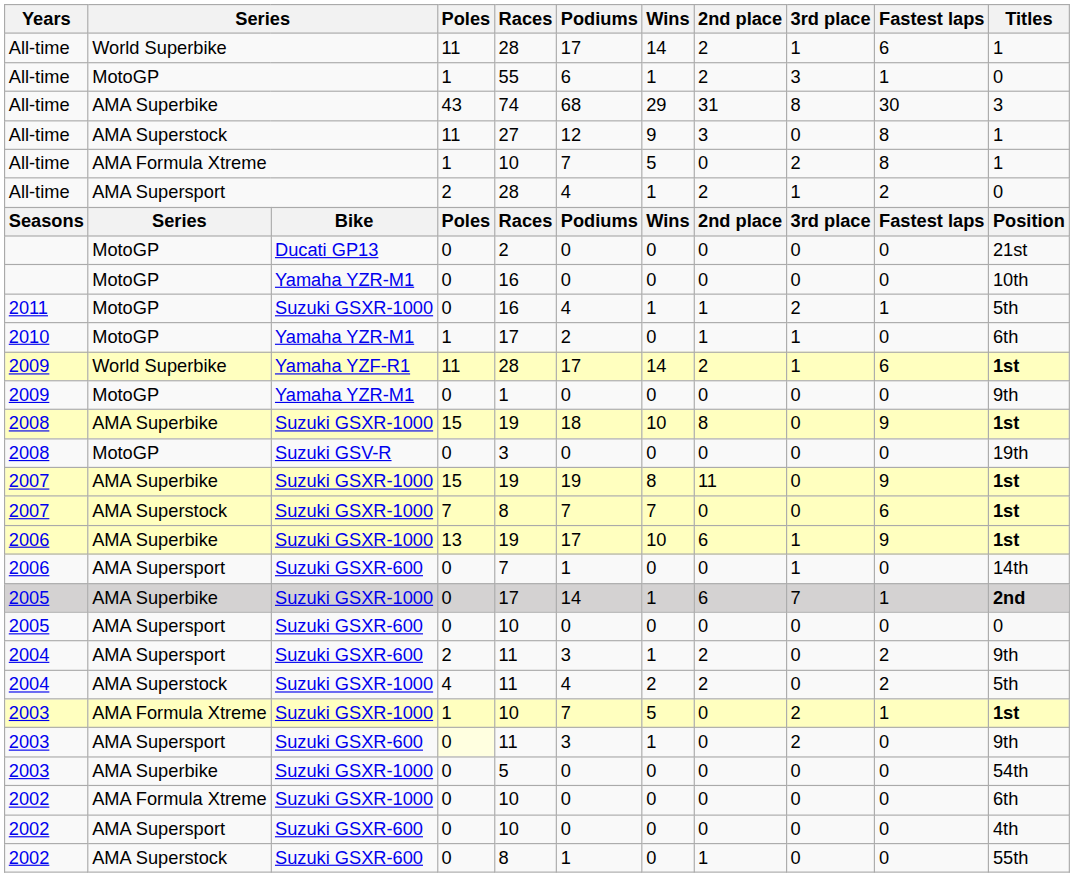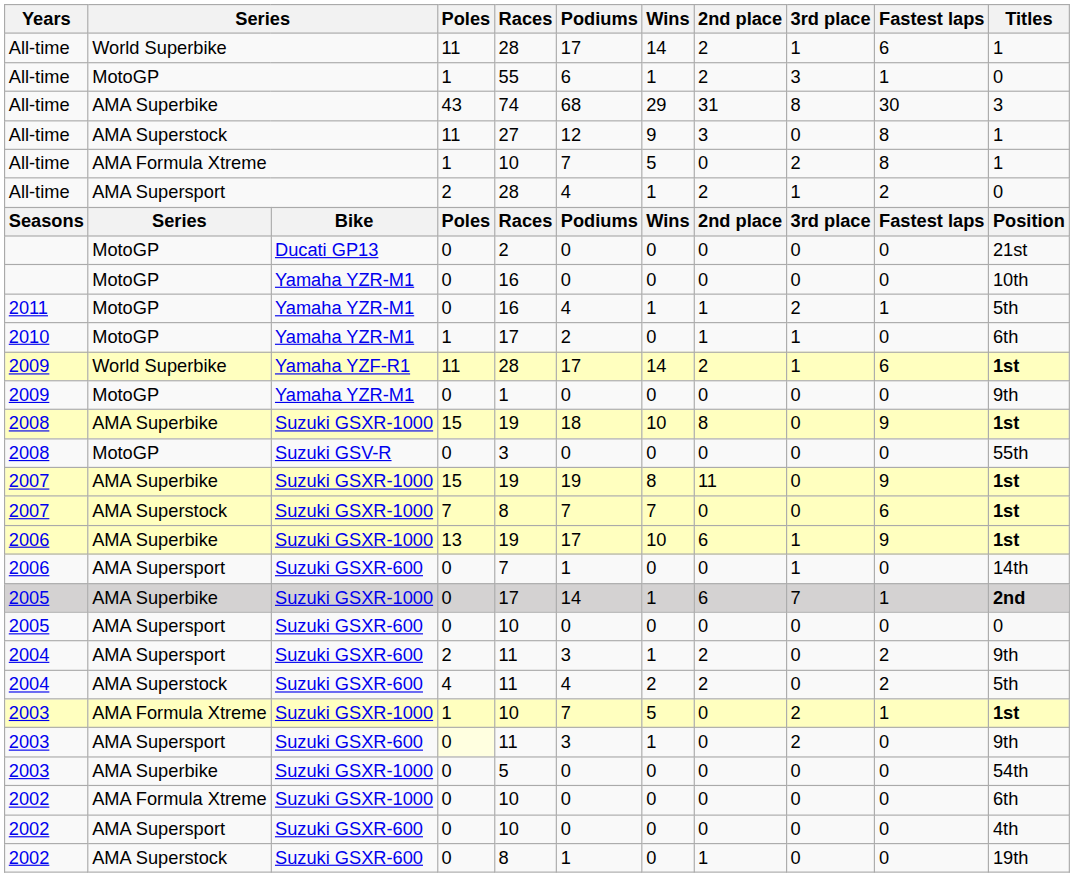(354, 308) Suzuki GSXR-1000 -> (345, 308) Yamaha YZR-M1
(1011, 452) 19th -> (1011, 452) 55th
(354, 684) Suzuki GSXR-1000 -> (349, 684) Suzuki GSXR-600
(1011, 857) 55th -> (1011, 857) 19th
